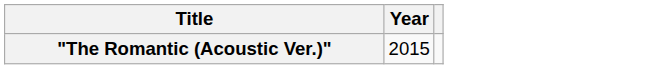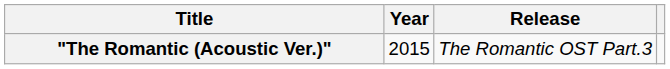+ column: (545, 19)
